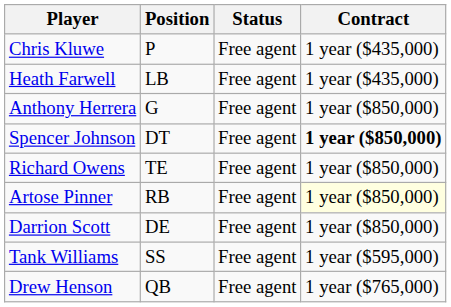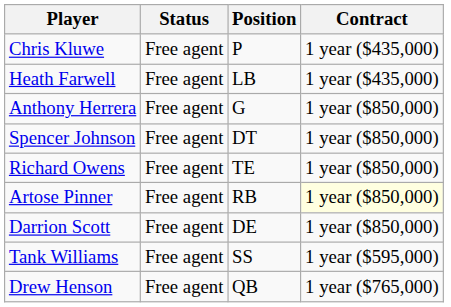columns swapped: (177, 19) <-> (257, 19)
(373, 138) bold -> (372, 138) normal
